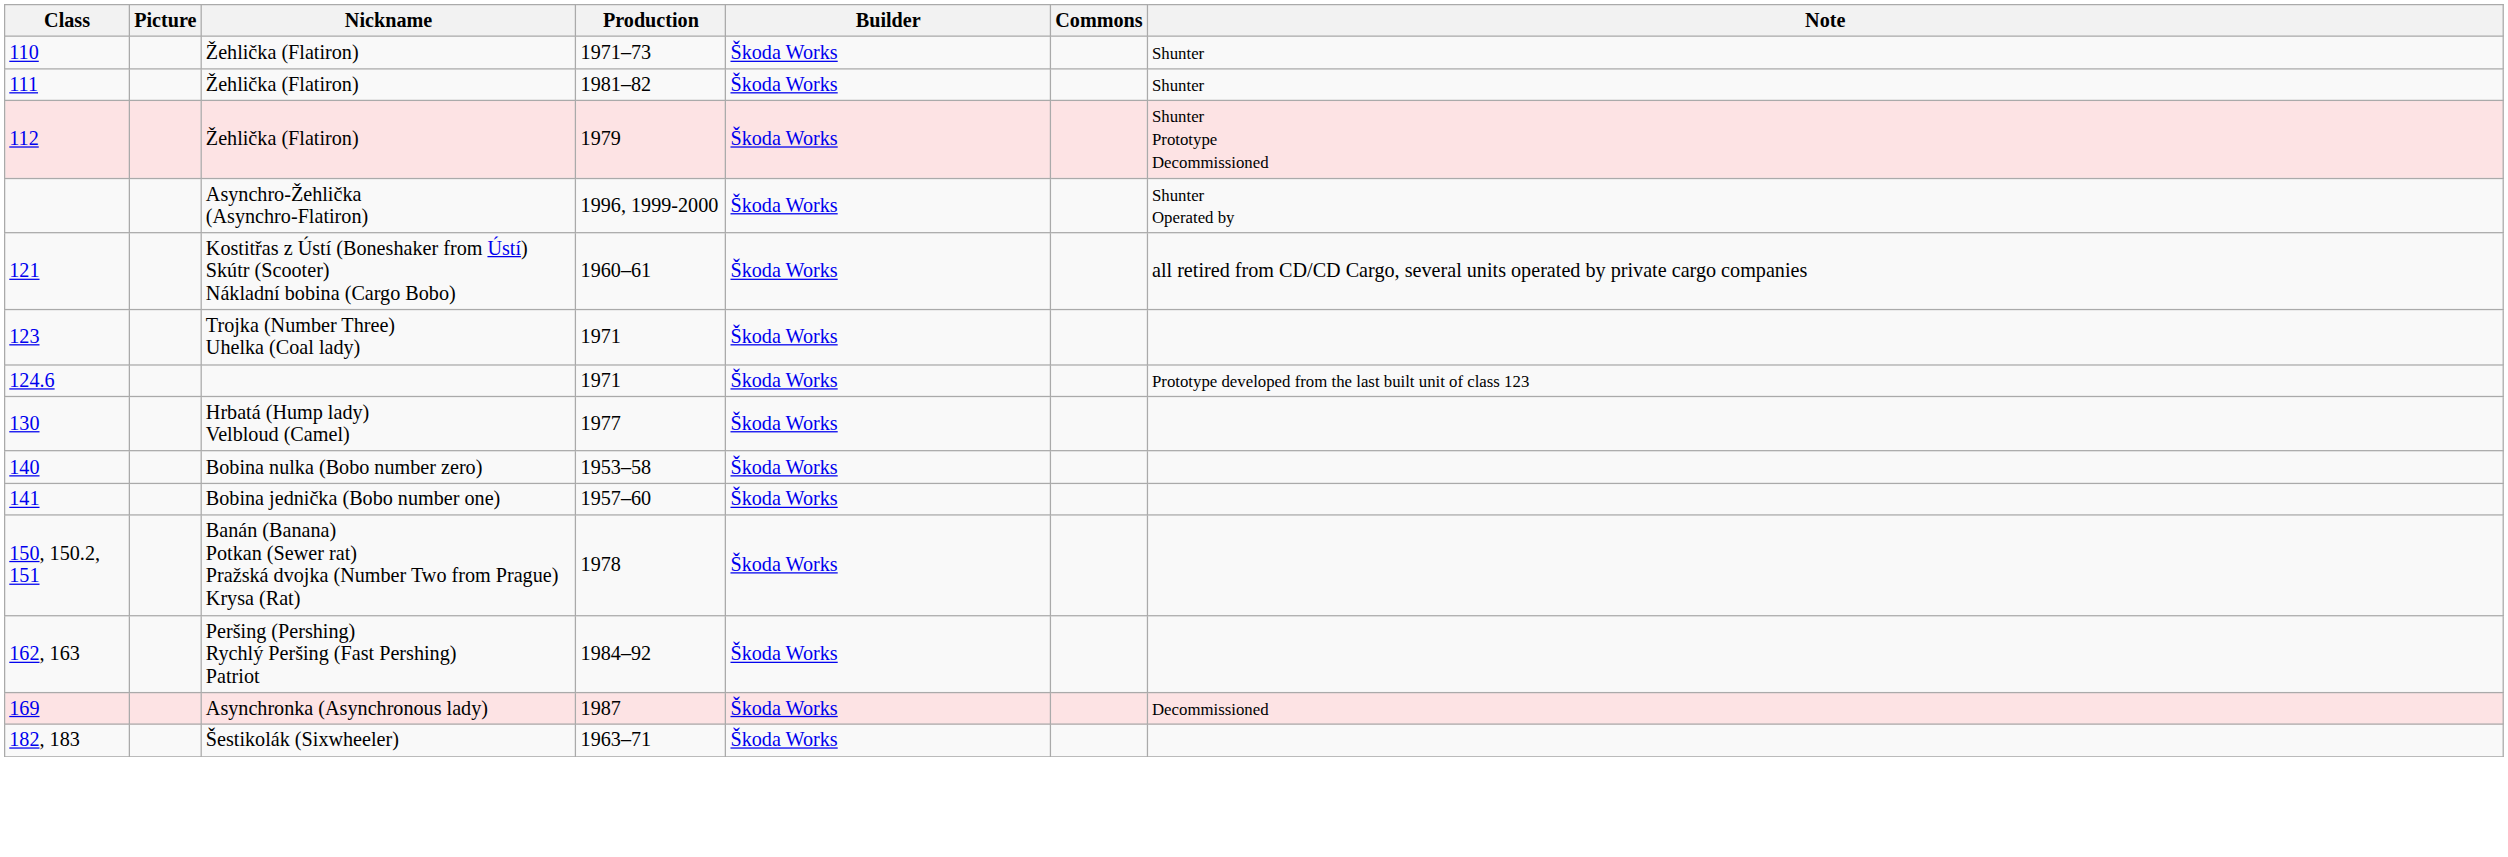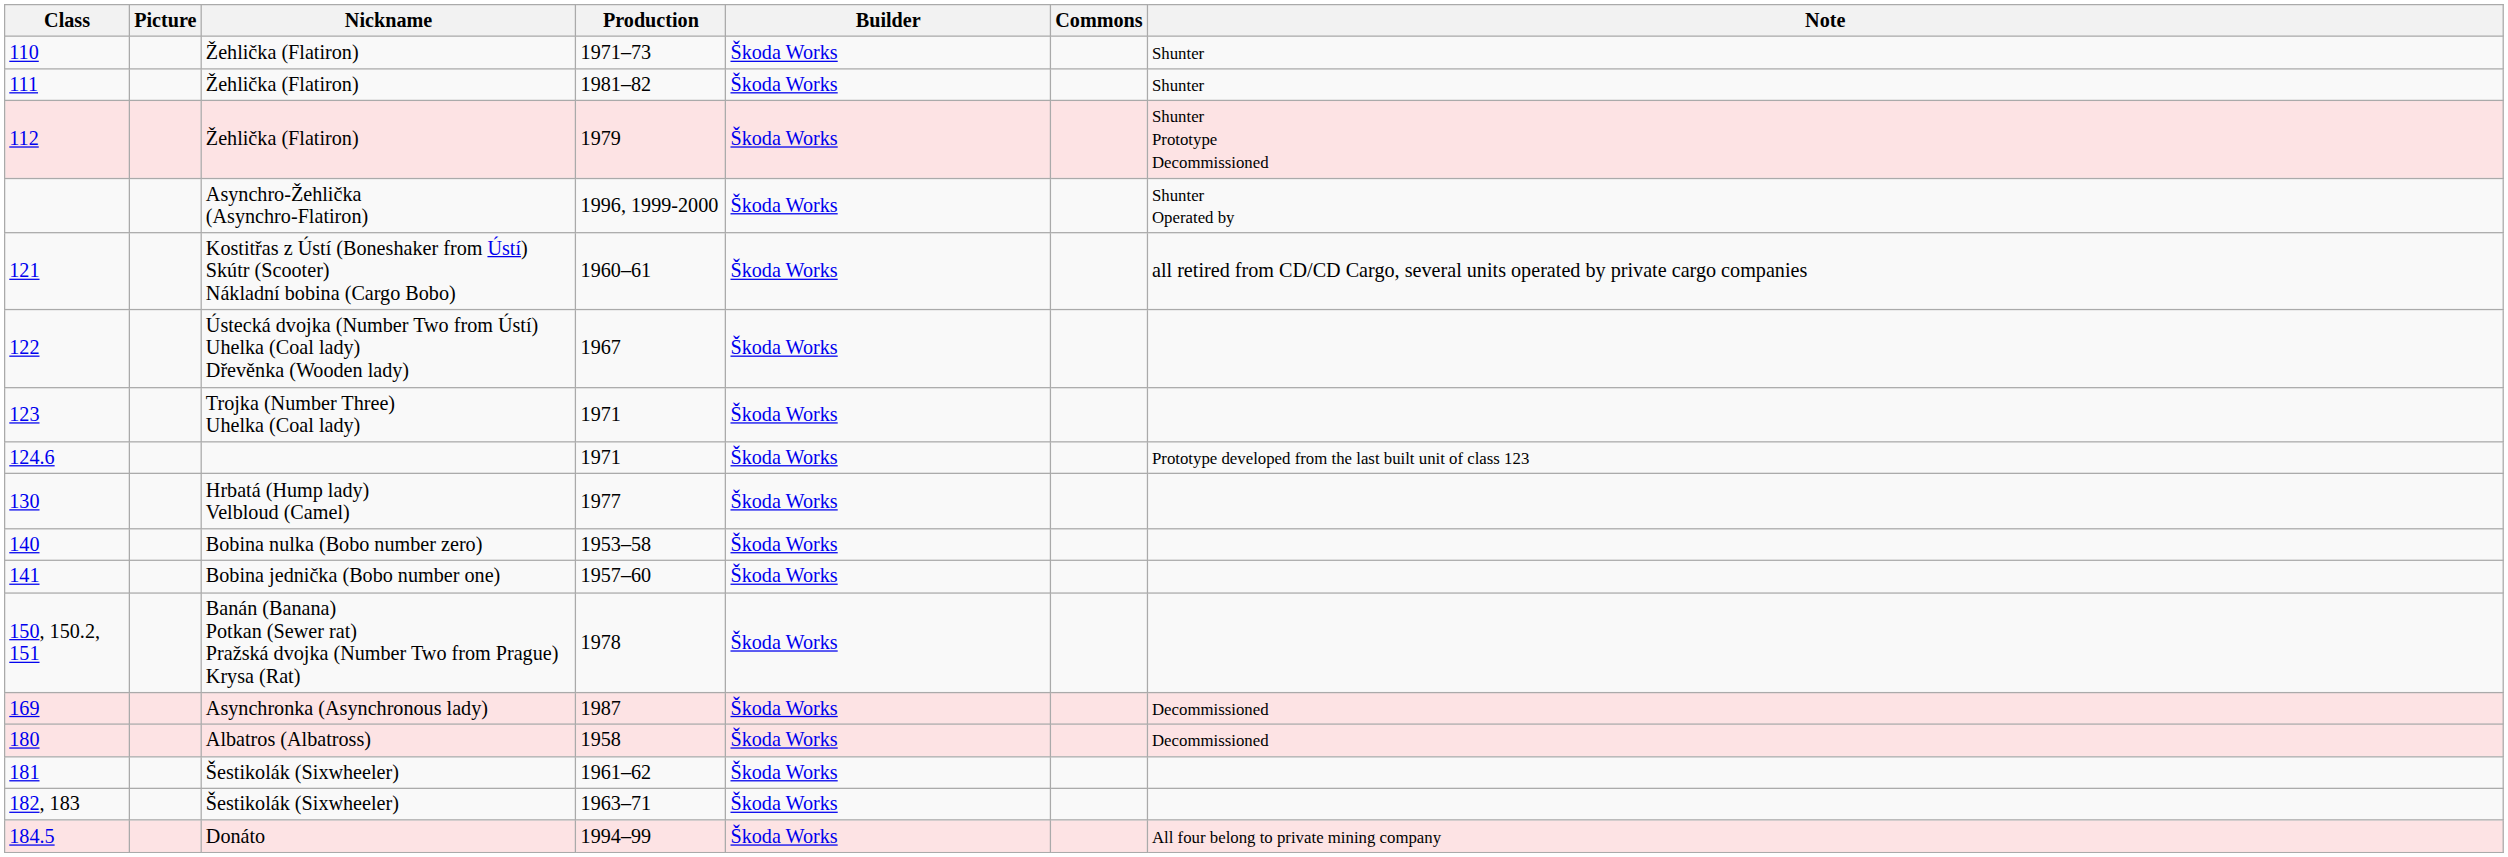+ row: (24, 348)
- row: (45, 653)
+ row: (24, 740)
+ row: (24, 772)
+ row: (32, 836)
